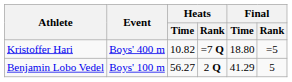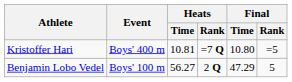(182, 49) 10.82 -> (182, 49) 10.81
(242, 49) 18.80 -> (242, 49) 10.80
(242, 67) 41.29 -> (242, 67) 47.29
